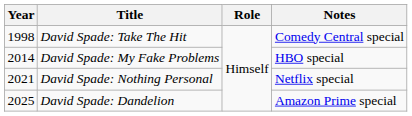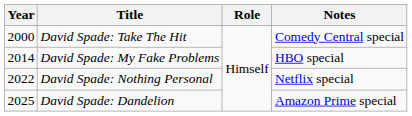(21, 36) 1998 -> (21, 36) 2000
(21, 79) 2021 -> (21, 79) 2022
